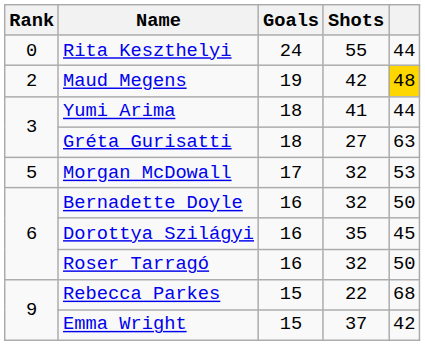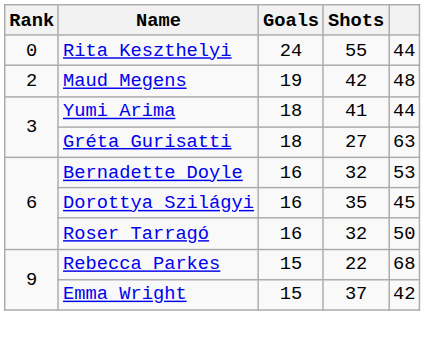(404, 81) gold background -> (404, 81) no background
- row: (147, 173)
(404, 203) 50 -> (404, 173) 53
